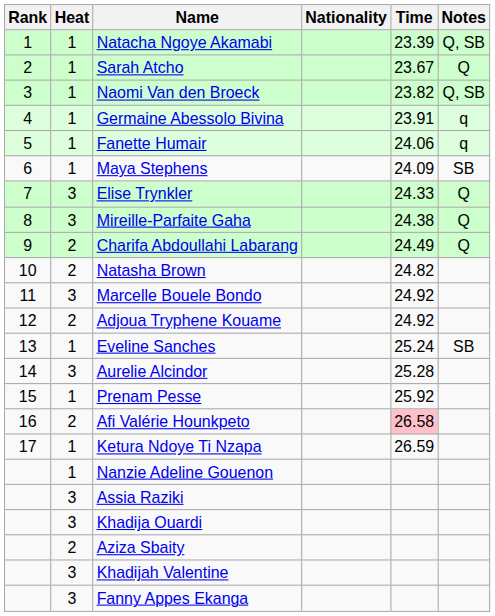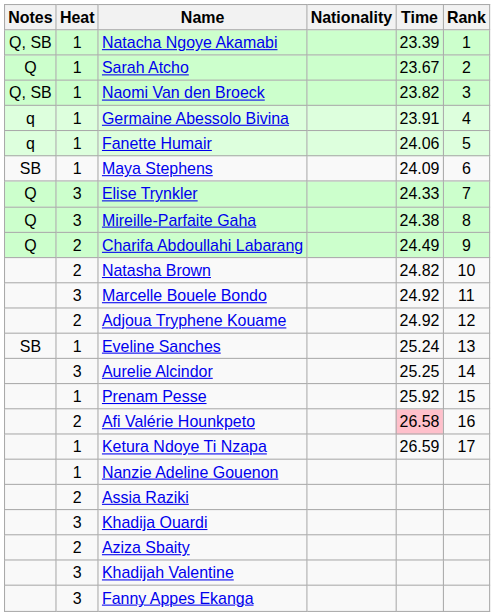columns swapped: (28, 17) <-> (464, 17)
(414, 371) 25.28 -> (420, 371) 25.25
(72, 497) 3 -> (77, 497) 2
